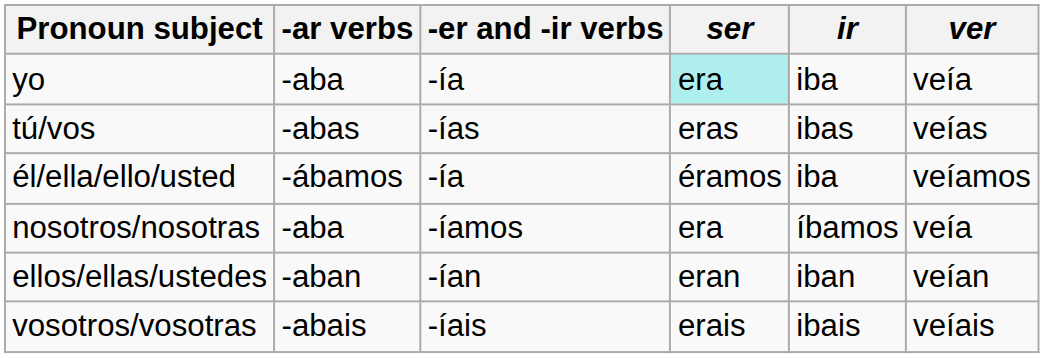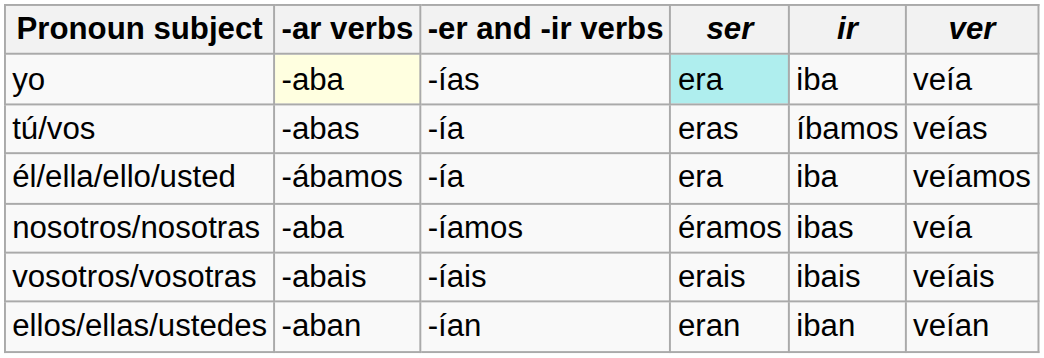(313, 78) no background -> (313, 78) lightyellow background
(446, 78) -ía -> (454, 78) -ías
(454, 128) -ías -> (446, 128) -ía
(825, 128) ibas -> (847, 128) íbamos
(730, 177) éramos -> (700, 177) era
(700, 227) era -> (730, 227) éramos
(847, 227) íbamos -> (825, 227) ibas
rows swapped: (134, 326) <-> (140, 276)
